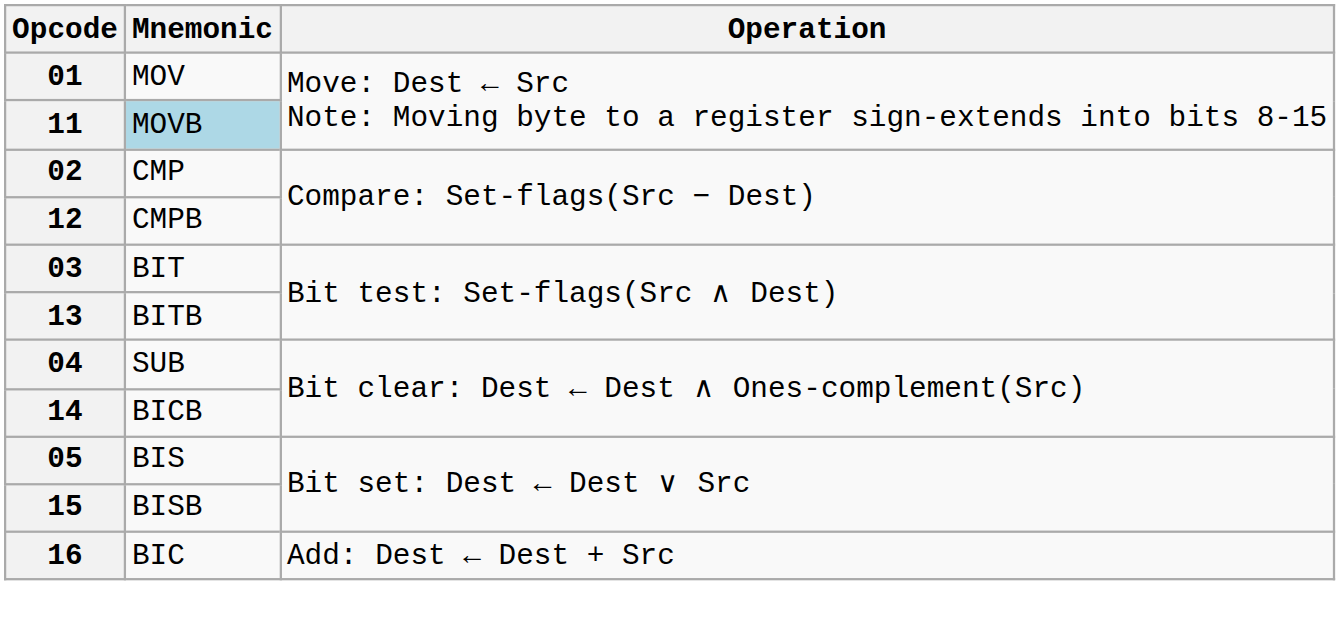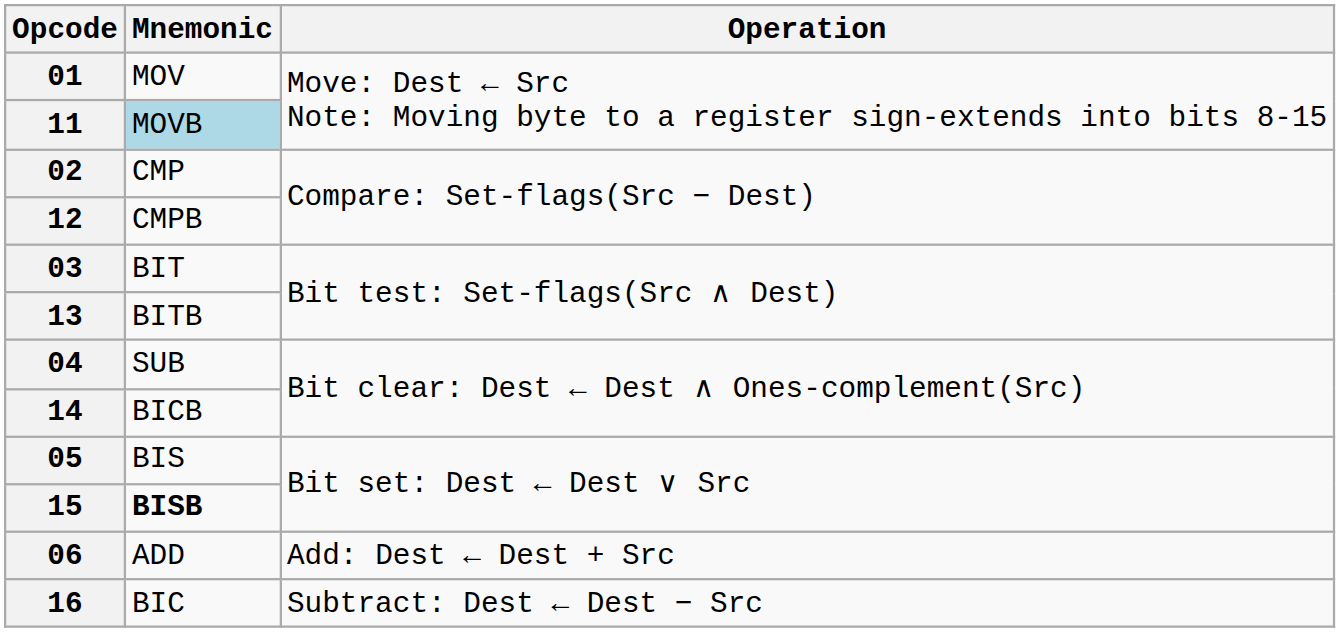(167, 508) normal -> (167, 508) bold
+ row: (65, 556)
(481, 556) Add: Dest ← Dest + Src -> (525, 604) Subtract: Dest ← Dest − Src
